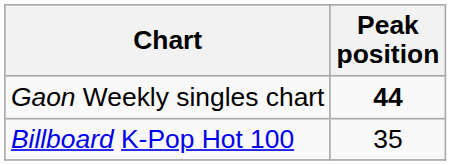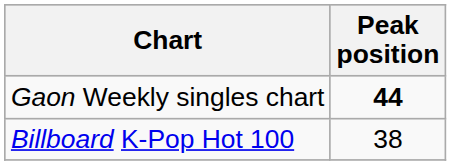(388, 138) 35 -> (388, 138) 38
